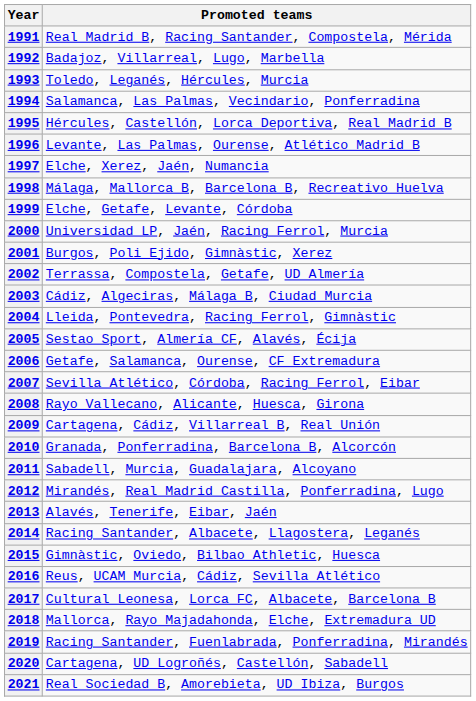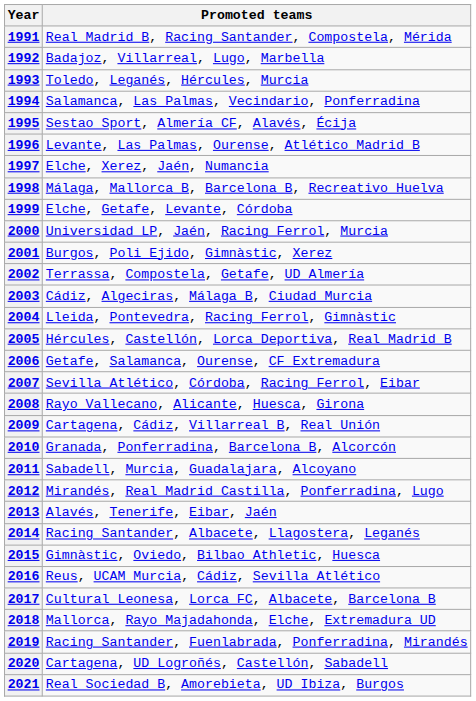(249, 123) Hércules, Castellón, Lorca Deportiva, Real Madrid B -> (201, 123) Sestao Sport, Almería CF, Alavés, Écija
(201, 339) Sestao Sport, Almería CF, Alavés, Écija -> (249, 339) Hércules, Castellón, Lorca Deportiva, Real Madrid B
